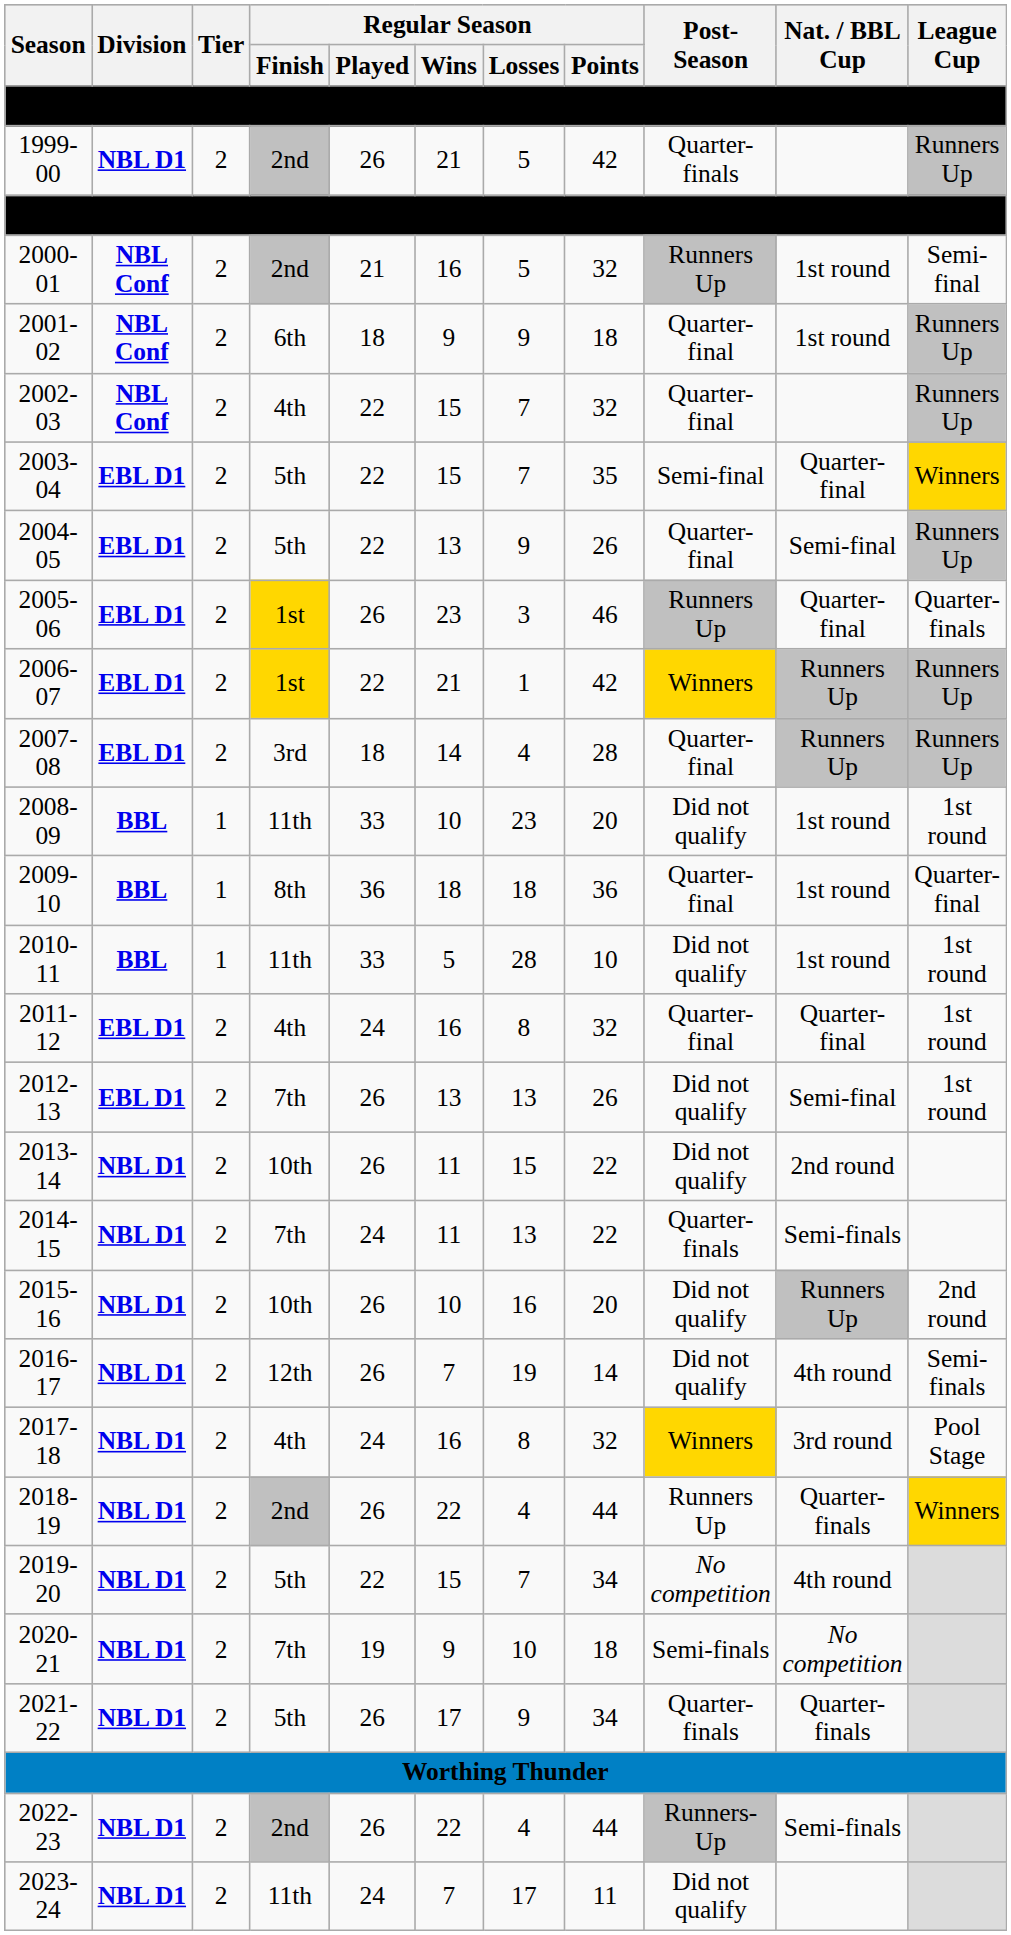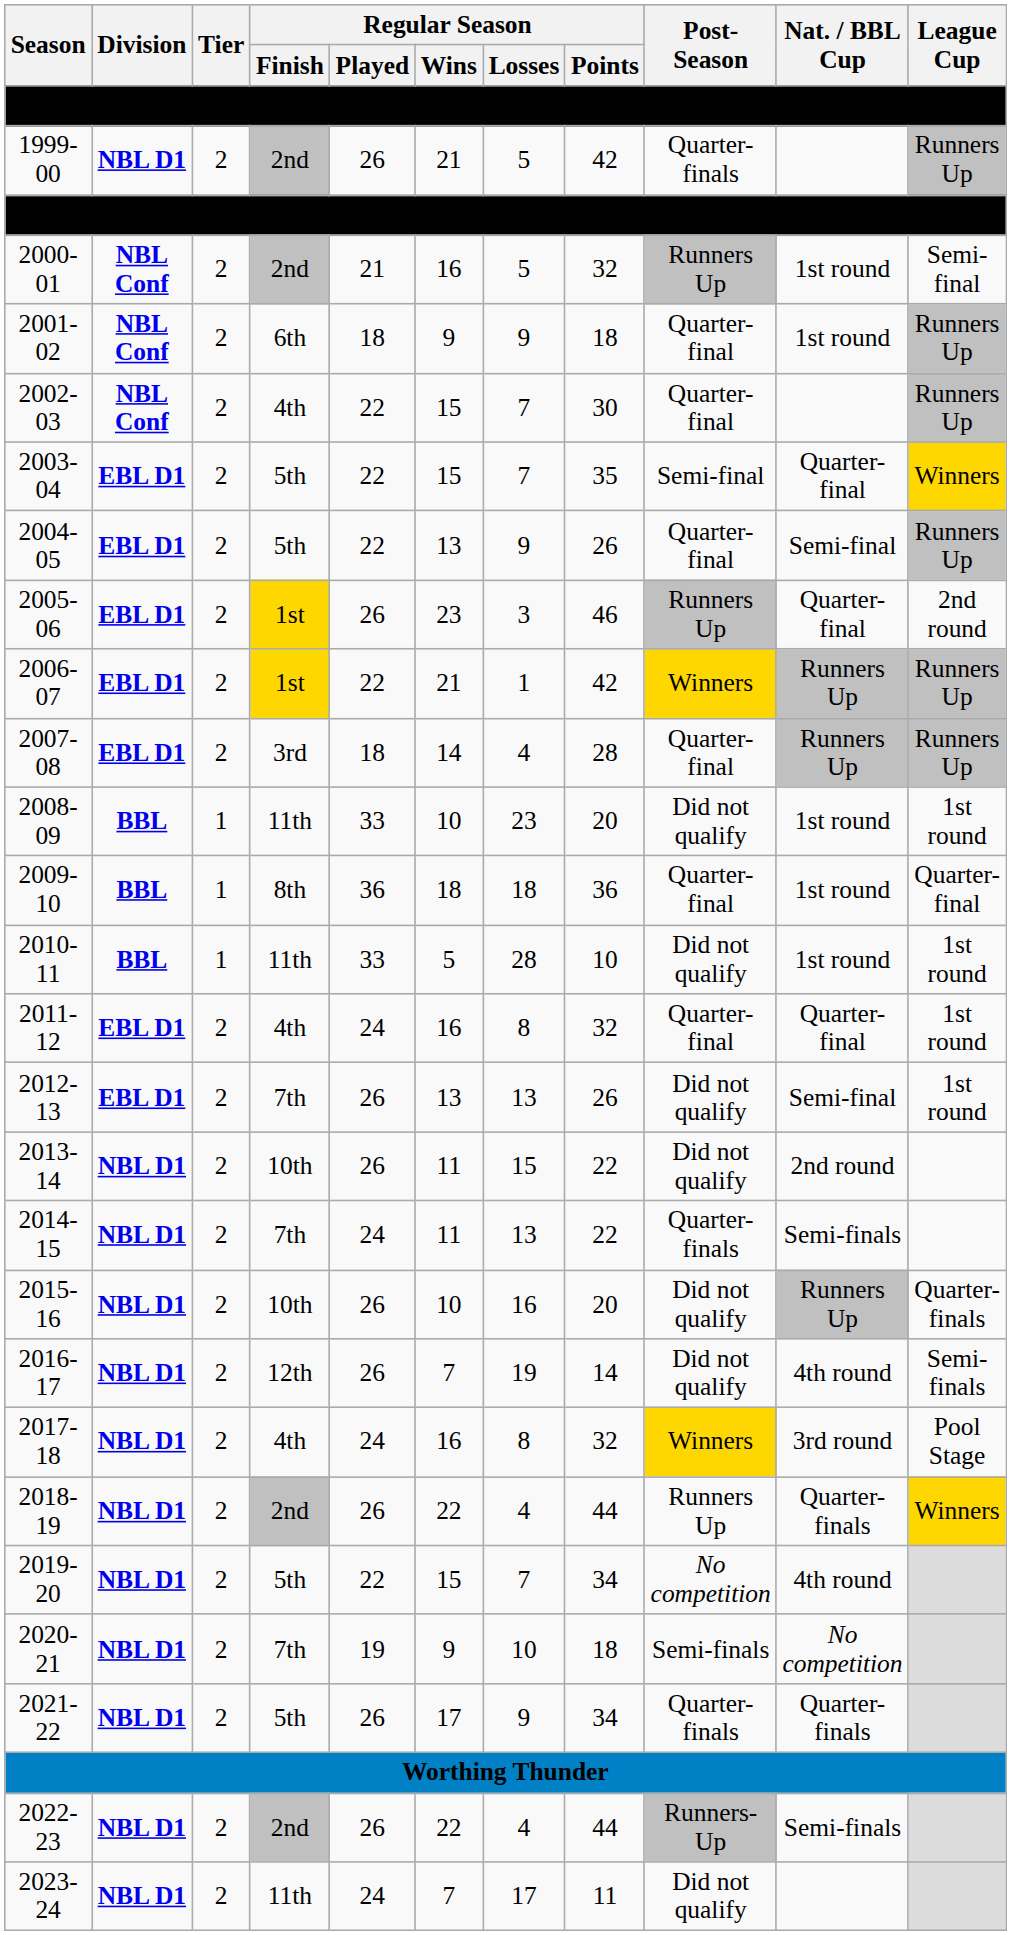(605, 407) 32 -> (605, 407) 30
(957, 614) Quarter-finals -> (957, 614) 2nd round
(957, 1303) 2nd round -> (957, 1303) Quarter-finals
